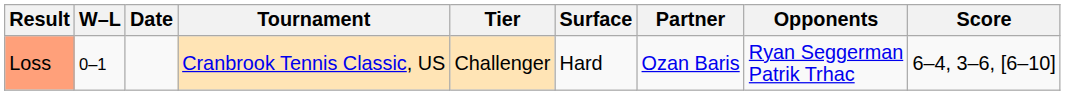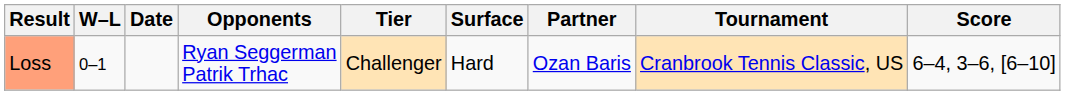columns swapped: (314, 20) <-> (826, 20)
